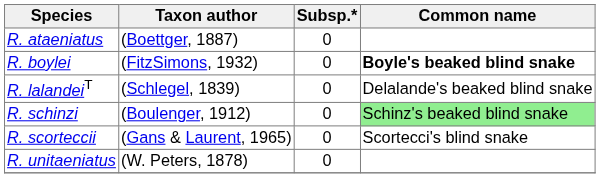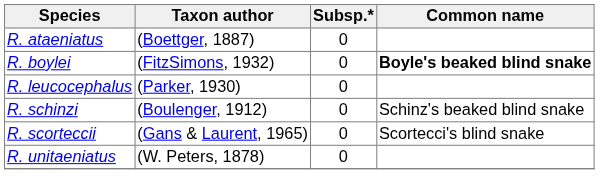- row: (50, 88)
+ row: (70, 86)
(465, 114) lightgreen background -> (482, 110) no background
